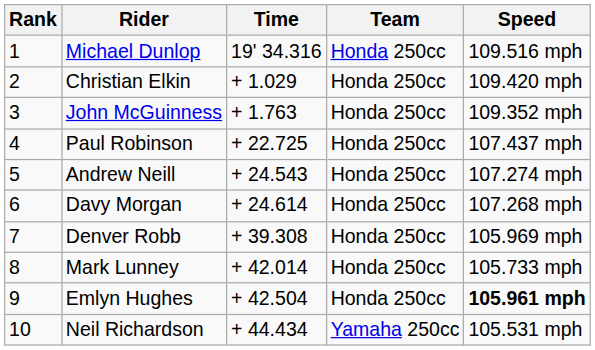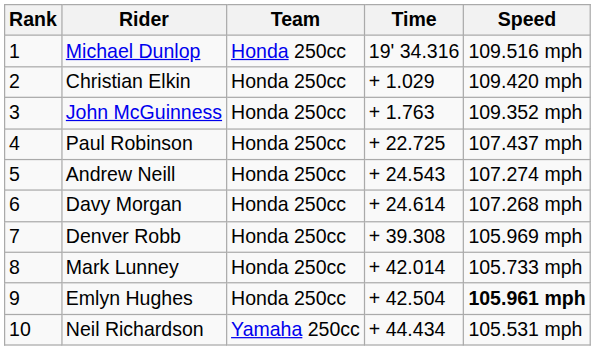columns swapped: (395, 19) <-> (276, 19)
